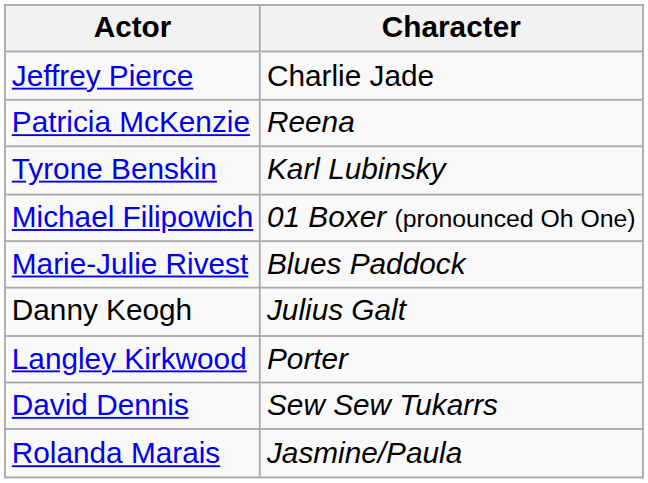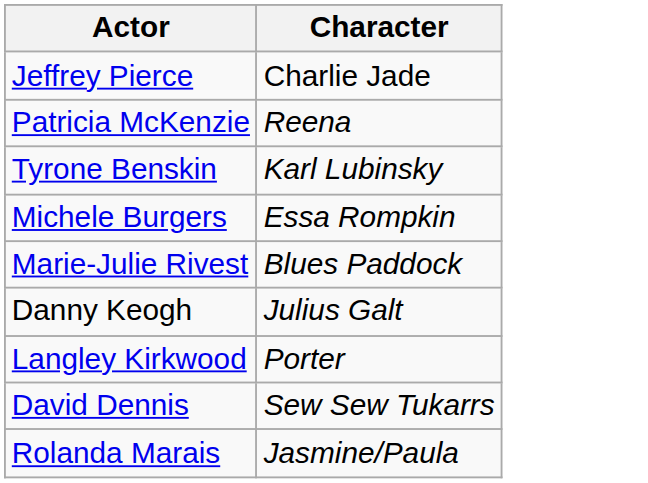- row: (133, 216)
+ row: (119, 216)
